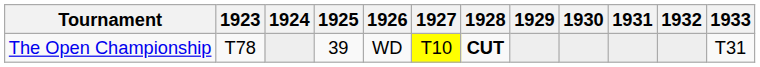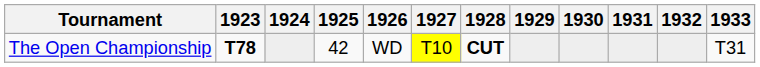(240, 48) normal -> (240, 48) bold
(338, 48) 39 -> (338, 48) 42
